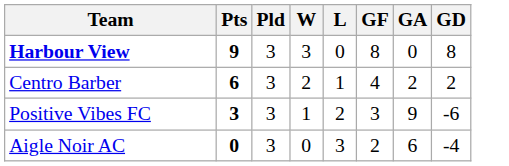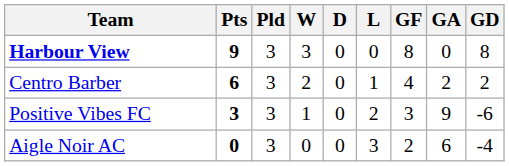+ column: (340, 20)
